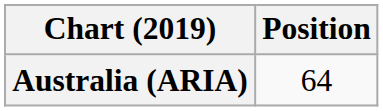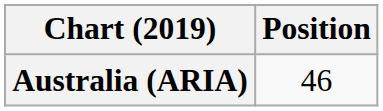(317, 79) 64 -> (317, 79) 46
